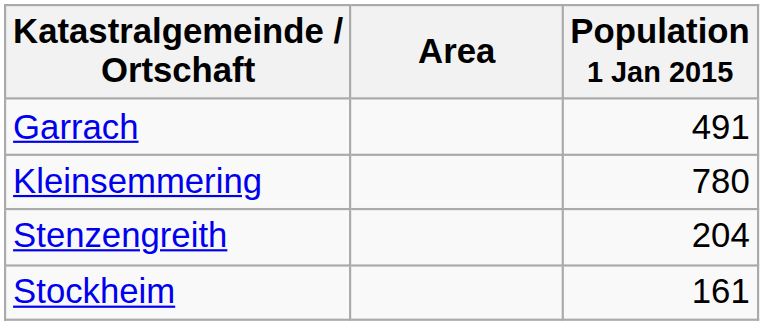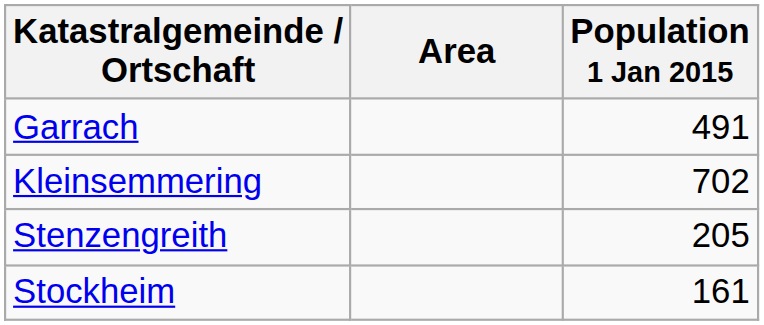(721, 181) 780 -> (721, 181) 702
(721, 236) 204 -> (721, 236) 205
